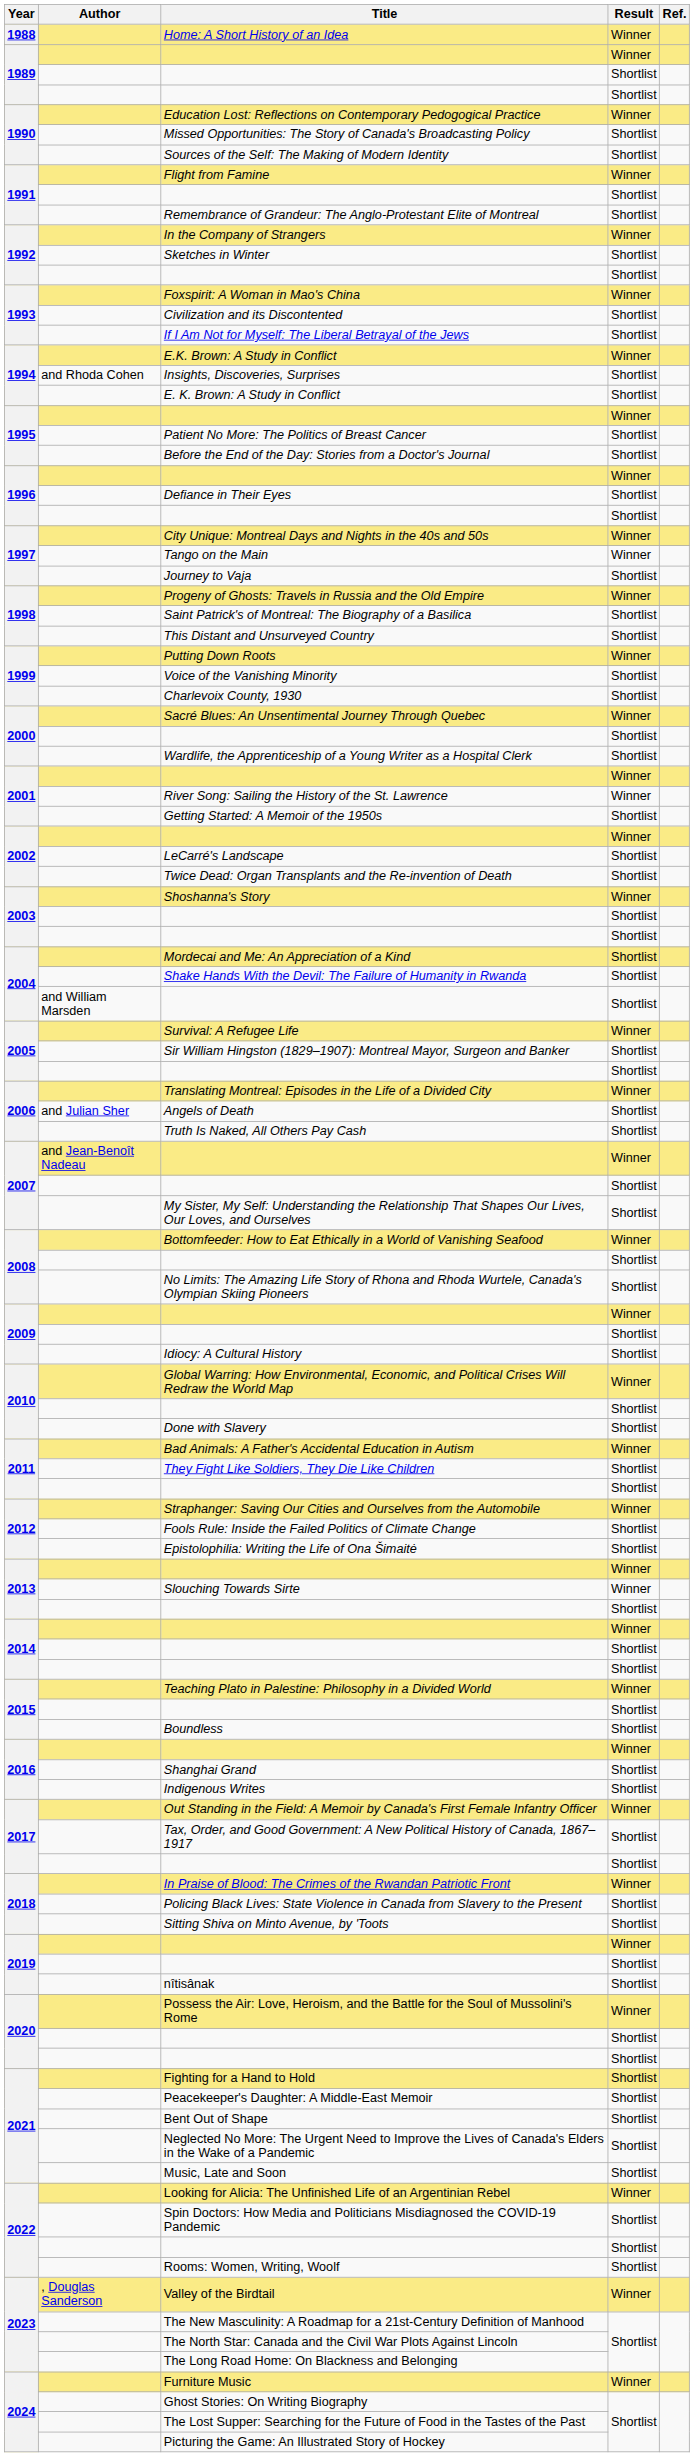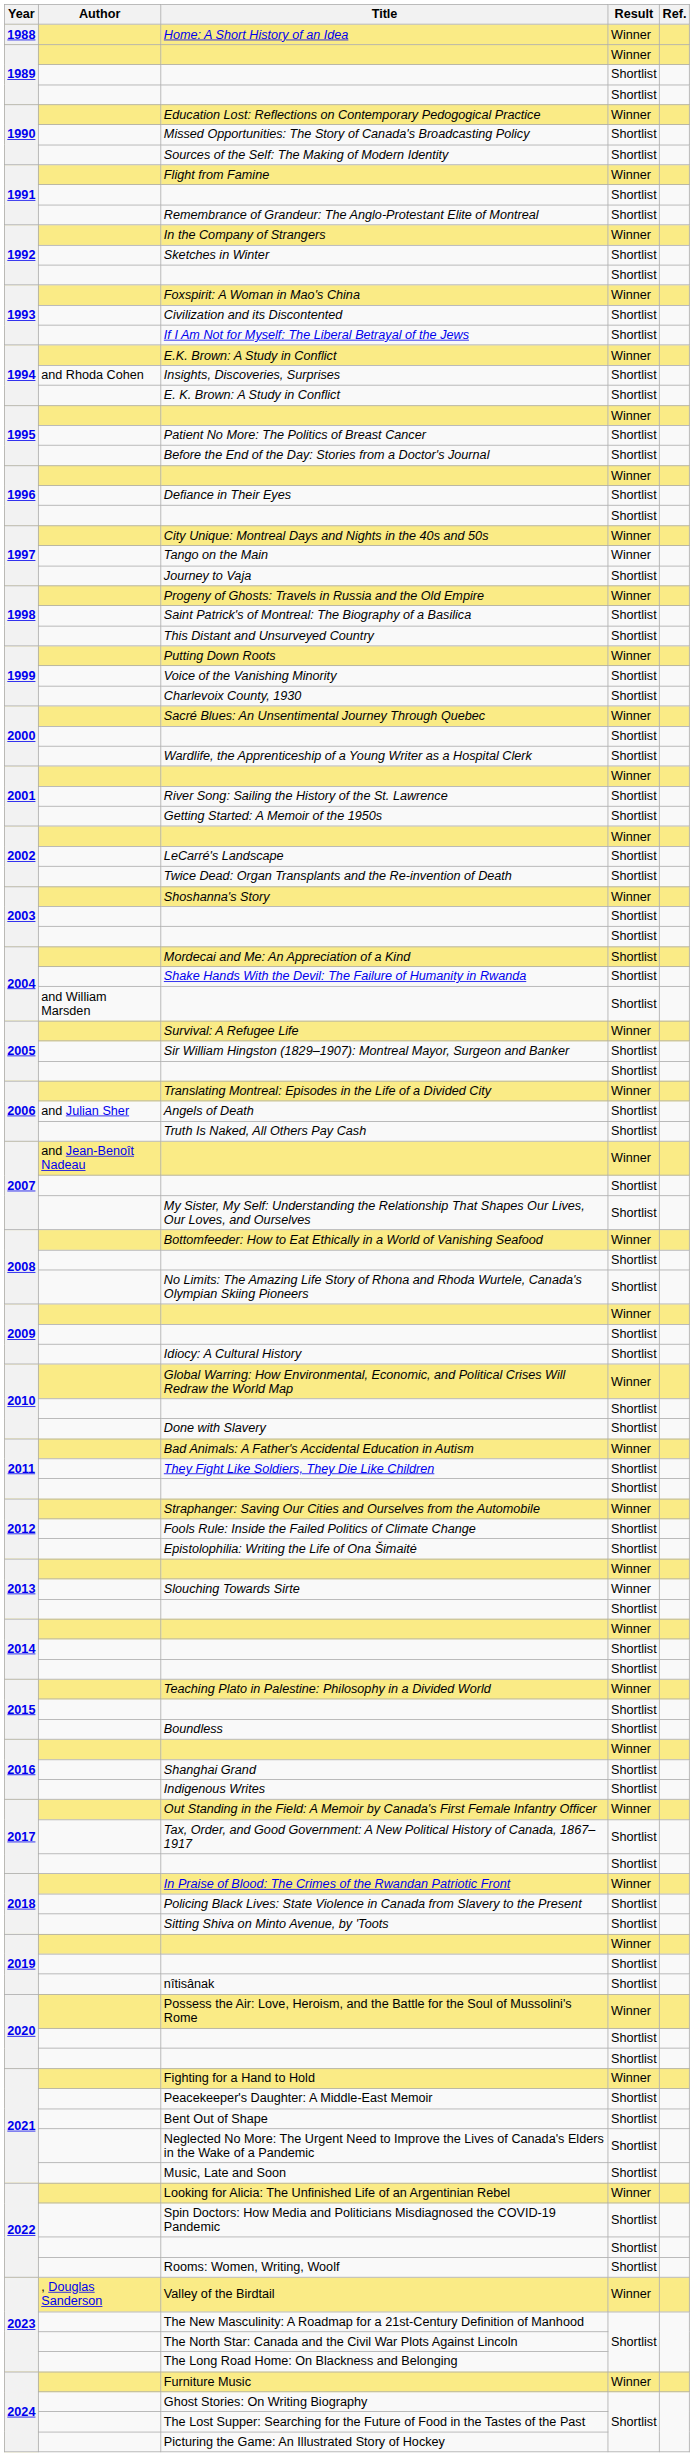(631, 796) Winner -> (634, 796) Shortlist
(634, 2078) Shortlist -> (631, 2078) Winner
